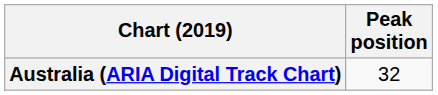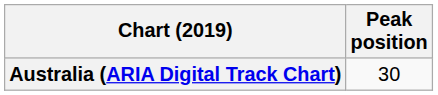(389, 74) 32 -> (389, 74) 30
